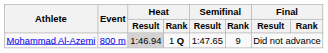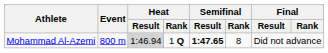(207, 41) normal -> (208, 41) bold
(238, 41) 9 -> (239, 41) 8
